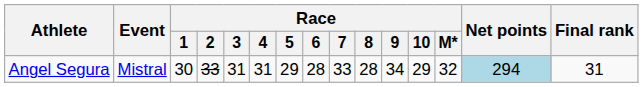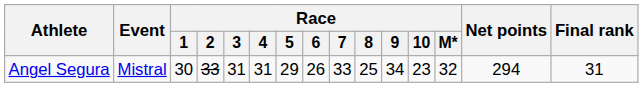(316, 69) 28 -> (316, 69) 26
(369, 69) 28 -> (369, 69) 25
(421, 69) 29 -> (421, 69) 23
(506, 69) lightblue background -> (506, 69) no background
